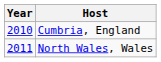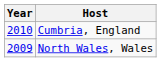(20, 48) 2011 -> (20, 48) 2009
